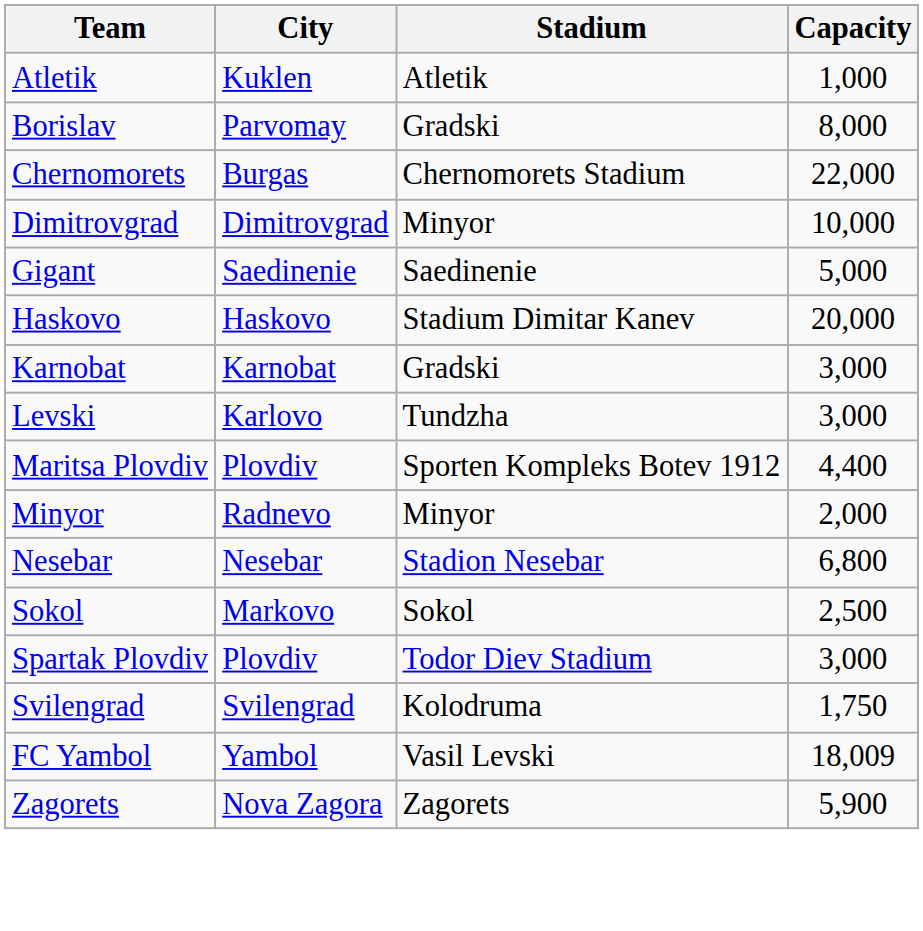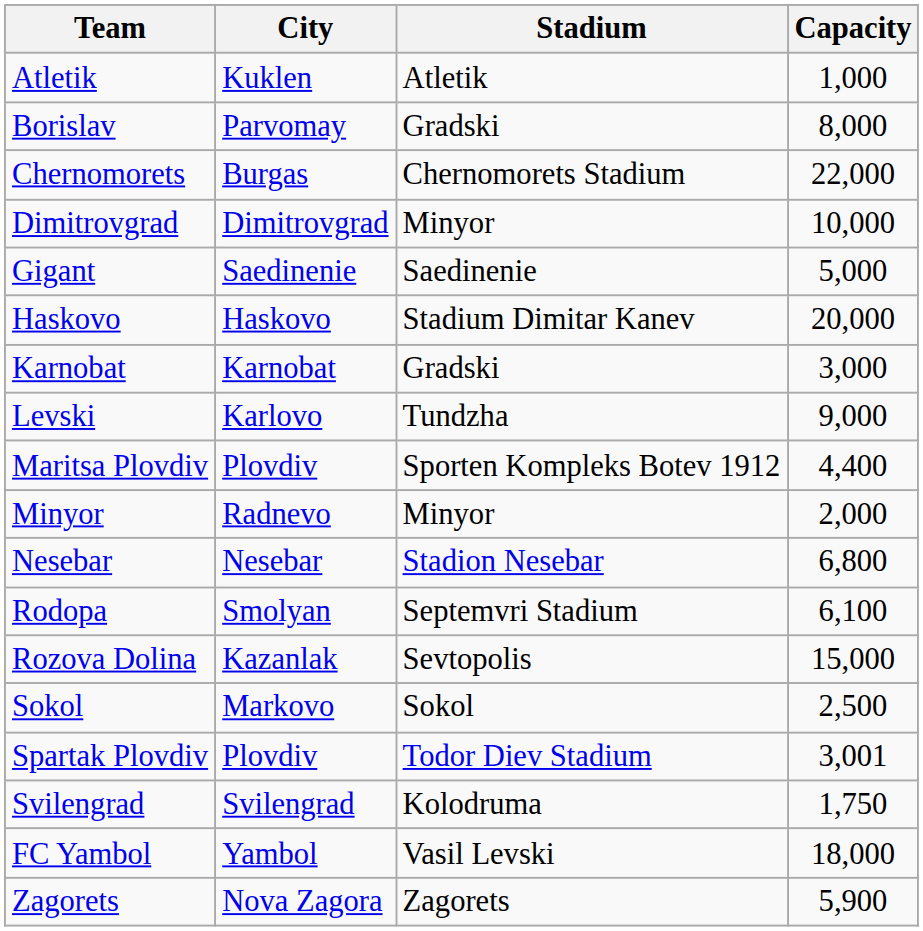(853, 416) 3,000 -> (853, 416) 9,000
+ row: (60, 610)
+ row: (104, 658)
(853, 658) 3,000 -> (853, 755) 3,001
(853, 755) 18,009 -> (853, 852) 18,000
